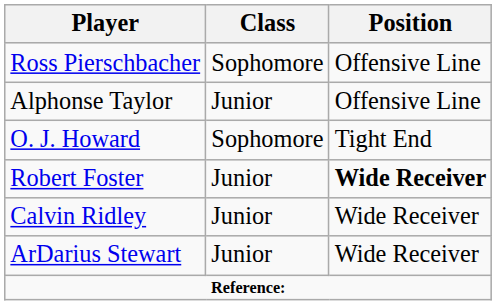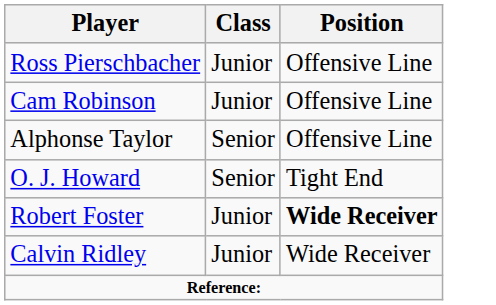(267, 62) Sophomore -> (242, 62) Junior
+ row: (83, 100)
(242, 100) Junior -> (243, 139) Senior
(267, 139) Sophomore -> (243, 178) Senior
- row: (96, 255)
